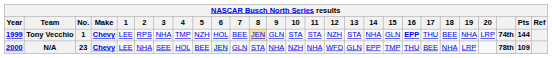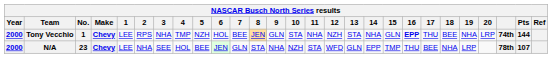(14, 35) 1999 -> (14, 35) 2000
(315, 35) STA -> (315, 35) NHA
(315, 47) NHA -> (315, 47) STA
(524, 47) 109 -> (524, 47) 107
